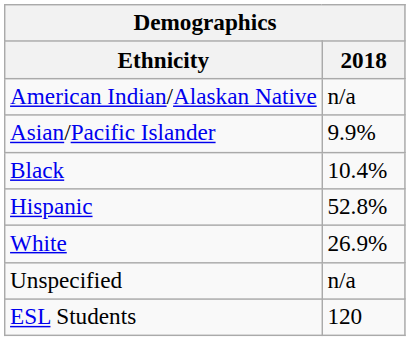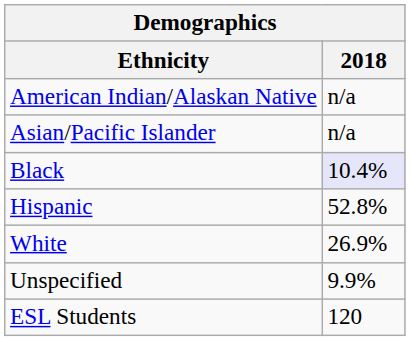(352, 133) 9.9% -> (342, 133) n/a
(357, 170) no background -> (357, 170) lavender background
(342, 280) n/a -> (352, 280) 9.9%
